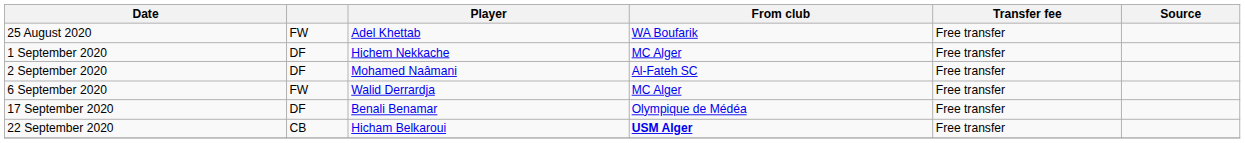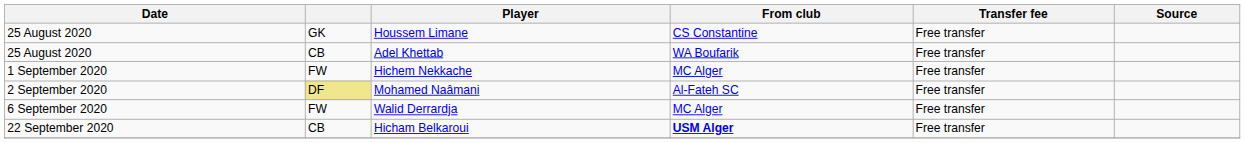+ row: (421, 33)
(299, 33) FW -> (316, 52) CB
(298, 52) DF -> (317, 71) FW
(298, 71) no background -> (316, 90) khaki background
- row: (394, 109)
